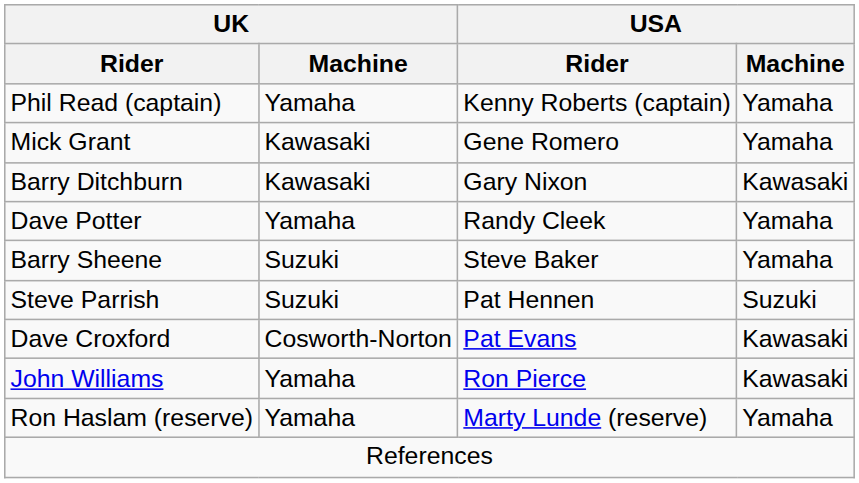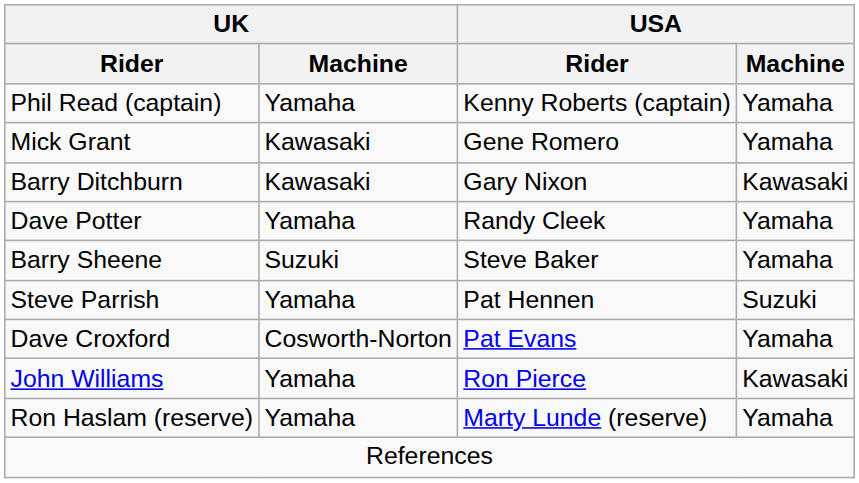(302, 299) Suzuki -> (310, 299) Yamaha
(795, 338) Kawasaki -> (787, 338) Yamaha
